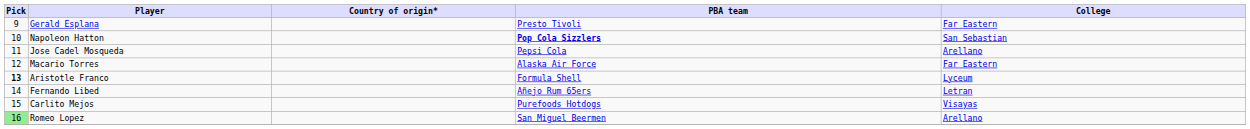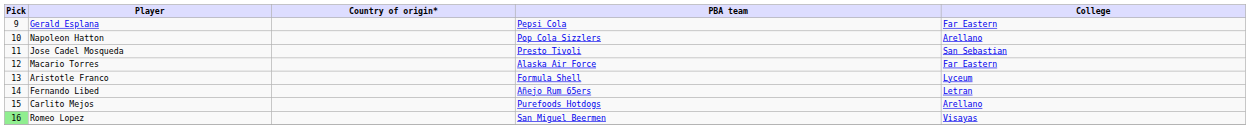(549, 24) Presto Tivoli -> (542, 24) Pepsi Cola
(559, 38) bold -> (559, 38) normal
(975, 38) San Sebastian -> (963, 38) Arellano
(542, 51) Pepsi Cola -> (549, 51) Presto Tivoli
(963, 51) Arellano -> (975, 51) San Sebastian
(16, 78) bold -> (16, 78) normal
(960, 104) Visayas -> (963, 104) Arellano
(963, 118) Arellano -> (960, 118) Visayas
